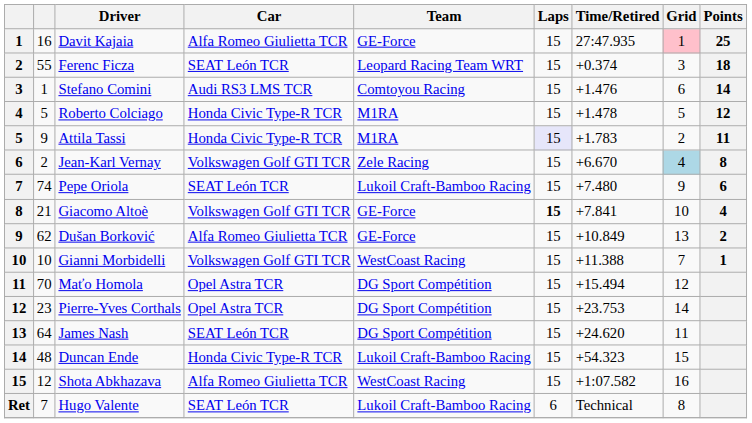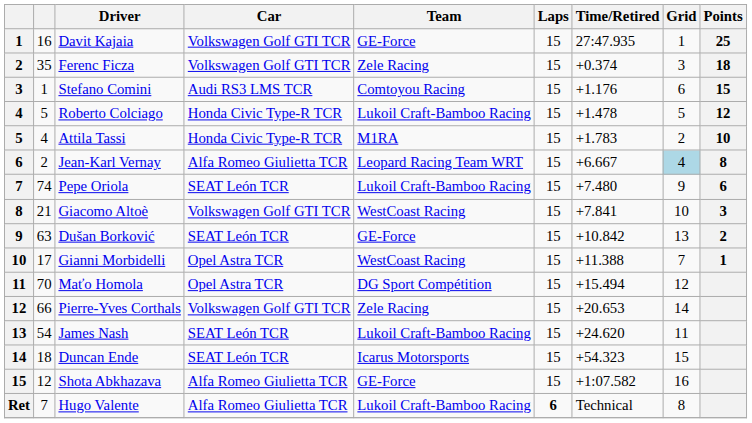(268, 41) Alfa Romeo Giulietta TCR -> (269, 41) Volkswagen Golf GTI TCR
(681, 41) pink background -> (681, 41) no background
(44, 65) 55 -> (44, 65) 35
(238, 65) SEAT León TCR -> (269, 65) Volkswagen Golf GTI TCR
(440, 65) Leopard Racing Team WRT -> (393, 65) Zele Racing
(596, 89) +1.476 -> (596, 89) +1.176
(723, 89) 14 -> (723, 89) 15
(378, 114) M1RA -> (444, 114) Lukoil Craft-Bamboo Racing
(44, 138) 9 -> (44, 138) 4
(553, 138) lavender background -> (553, 138) no background
(723, 138) 11 -> (723, 138) 10
(269, 162) Volkswagen Golf GTI TCR -> (268, 162) Alfa Romeo Giulietta TCR
(393, 162) Zele Racing -> (440, 162) Leopard Racing Team WRT
(596, 162) +6.670 -> (596, 162) +6.667
(386, 211) GE-Force -> (411, 211) WestCoast Racing
(553, 211) bold -> (553, 211) normal
(723, 211) 4 -> (723, 211) 3
(44, 235) 62 -> (44, 235) 63
(268, 235) Alfa Romeo Giulietta TCR -> (238, 235) SEAT León TCR
(600, 235) +10.849 -> (600, 235) +10.842
(44, 259) 10 -> (44, 259) 17
(269, 259) Volkswagen Golf GTI TCR -> (236, 259) Opel Astra TCR
(44, 308) 23 -> (44, 308) 66
(236, 308) Opel Astra TCR -> (269, 308) Volkswagen Golf GTI TCR
(424, 308) DG Sport Compétition -> (393, 308) Zele Racing
(600, 308) +23.753 -> (600, 308) +20.653
(44, 332) 64 -> (44, 332) 54
(424, 332) DG Sport Compétition -> (444, 332) Lukoil Craft-Bamboo Racing
(44, 357) 48 -> (44, 357) 18
(265, 357) Honda Civic Type-R TCR -> (238, 357) SEAT León TCR
(444, 357) Lukoil Craft-Bamboo Racing -> (413, 357) Icarus Motorsports
(411, 381) WestCoast Racing -> (386, 381) GE-Force
(238, 405) SEAT León TCR -> (268, 405) Alfa Romeo Giulietta TCR
(553, 405) normal -> (553, 405) bold
